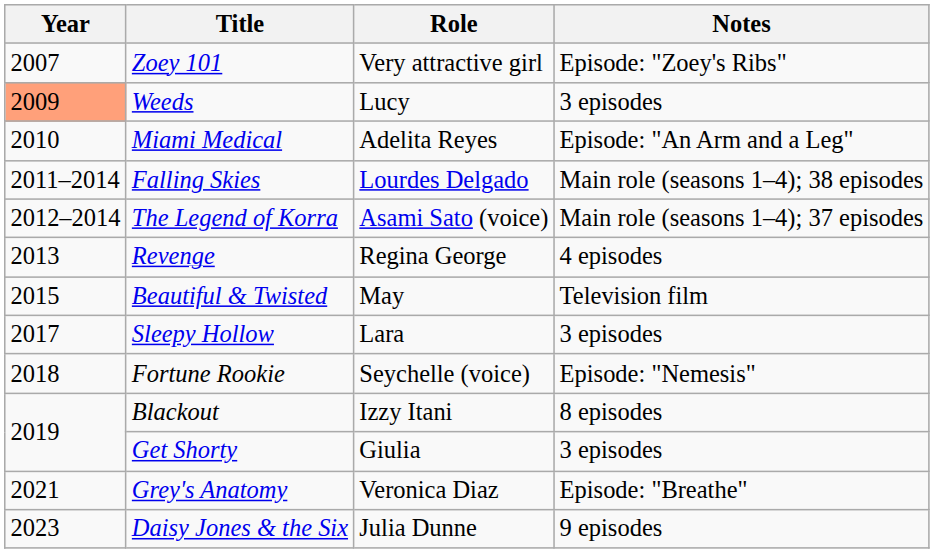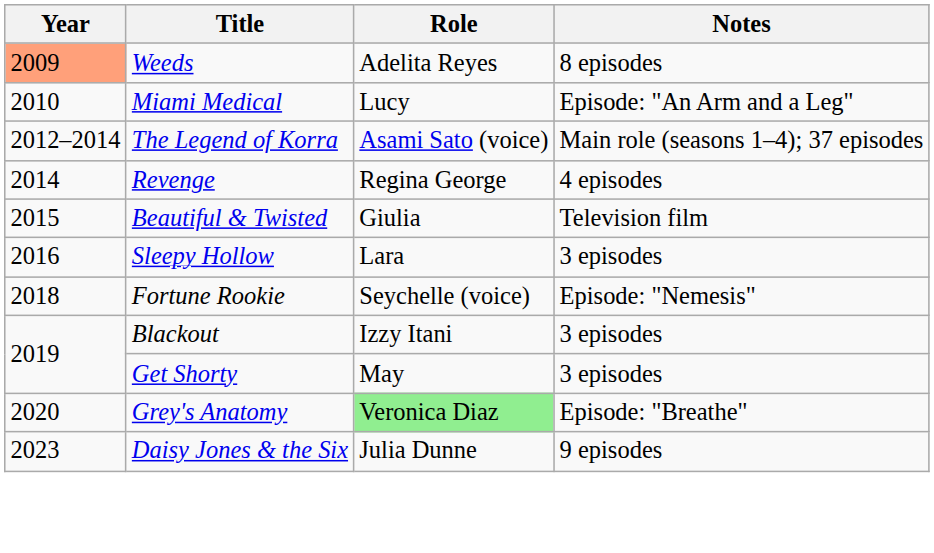- row: (177, 62)
(384, 101) Lucy -> (428, 62) Adelita Reyes
(611, 101) 3 episodes -> (611, 62) 8 episodes
(428, 140) Adelita Reyes -> (384, 101) Lucy
- row: (196, 179)
(35, 256) 2013 -> (35, 179) 2014
(382, 295) May -> (390, 218) Giulia
(35, 334) 2017 -> (35, 256) 2016
(611, 412) 8 episodes -> (611, 334) 3 episodes
(390, 450) Giulia -> (382, 373) May
(35, 489) 2021 -> (35, 412) 2020
(429, 489) no background -> (429, 412) lightgreen background
